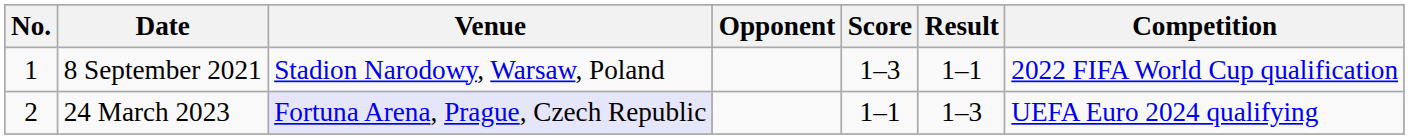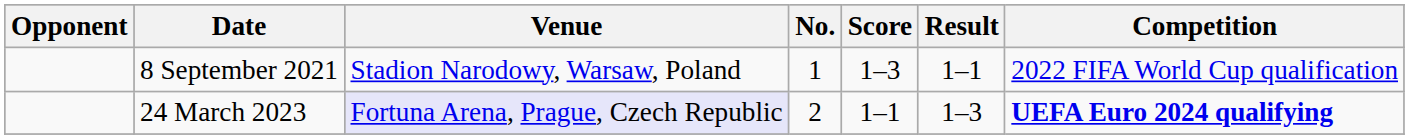columns swapped: (31, 26) <-> (777, 26)
(1165, 112) normal -> (1172, 112) bold
